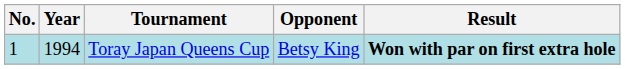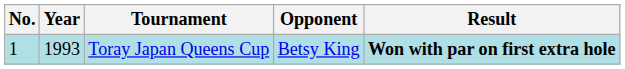(62, 49) 1994 -> (62, 49) 1993
